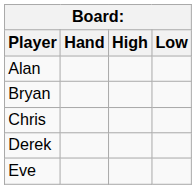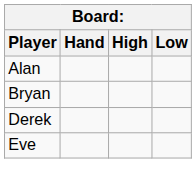- row: (27, 119)
